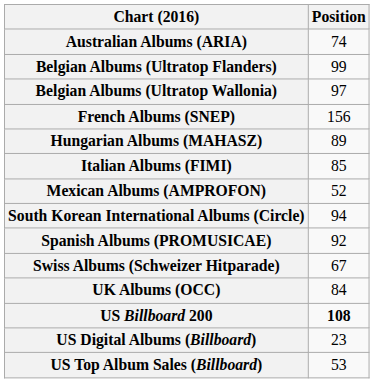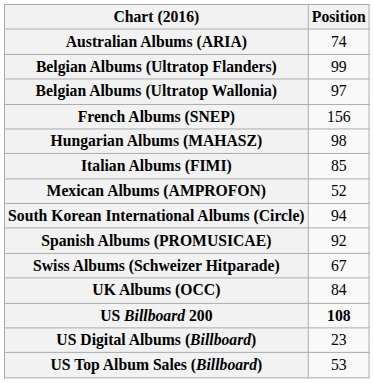(339, 141) 89 -> (339, 141) 98
